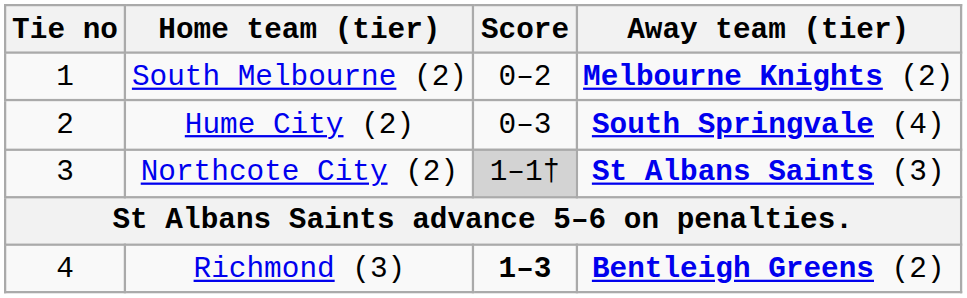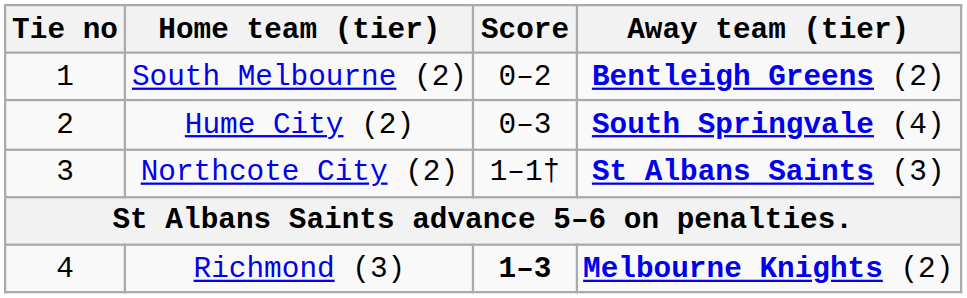(768, 77) Melbourne Knights (2) -> (768, 77) Bentleigh Greens (2)
(525, 173) lightgrey background -> (525, 173) no background
(768, 268) Bentleigh Greens (2) -> (768, 268) Melbourne Knights (2)
